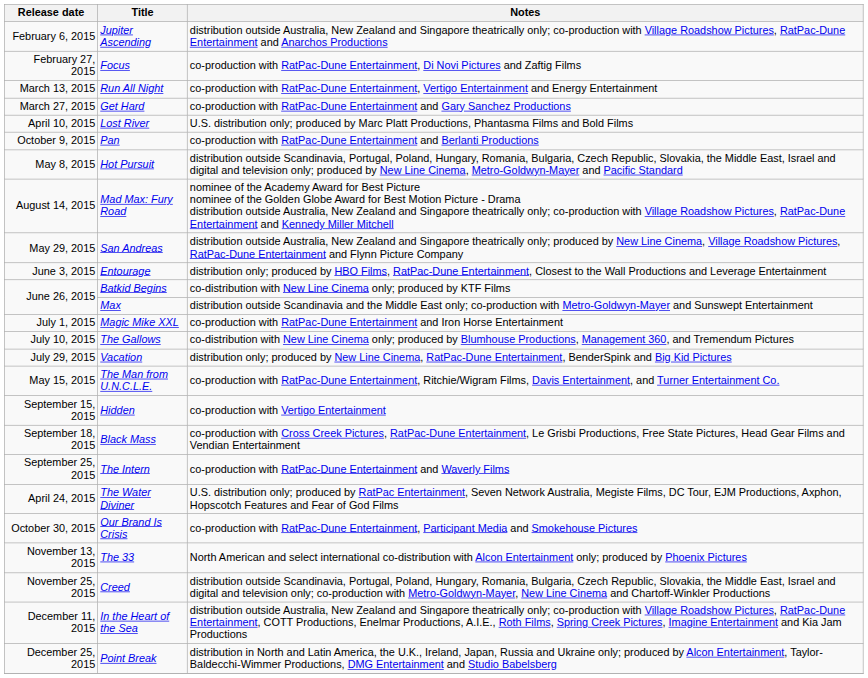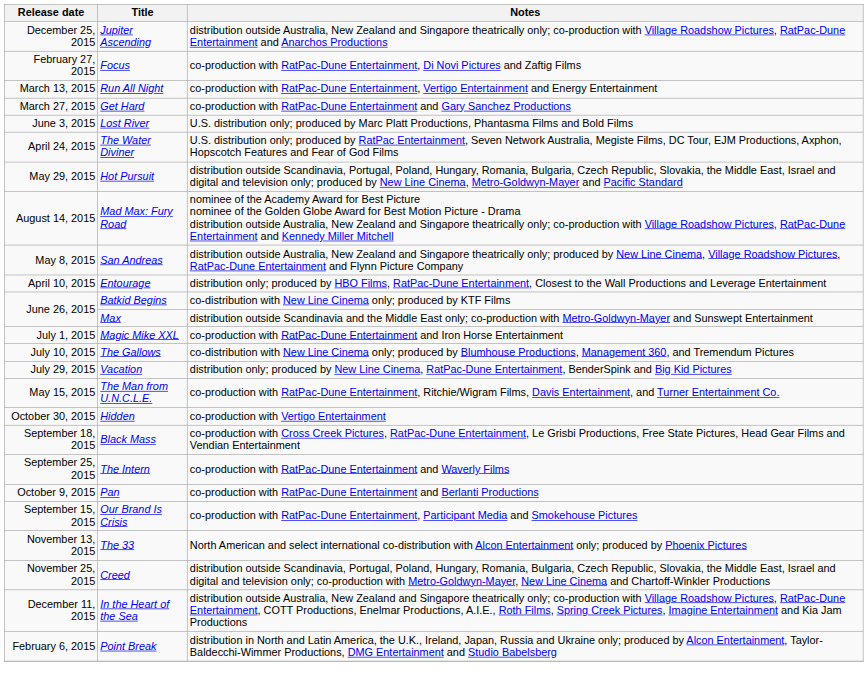(54, 36) February 6, 2015 -> (61, 36) December 25, 2015
(62, 123) April 10, 2015 -> (64, 123) June 3, 2015
rows swapped: (126, 498) <-> (110, 141)
(65, 164) May 8, 2015 -> (62, 176) May 29, 2015
(62, 247) May 29, 2015 -> (65, 260) May 8, 2015
(64, 271) June 3, 2015 -> (62, 283) April 10, 2015
(60, 410) September 15, 2015 -> (53, 416) October 30, 2015
(53, 528) October 30, 2015 -> (60, 516) September 15, 2015
(61, 658) December 25, 2015 -> (54, 646) February 6, 2015
